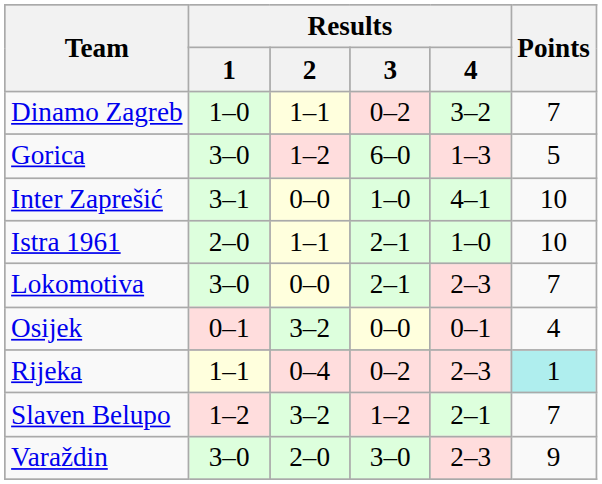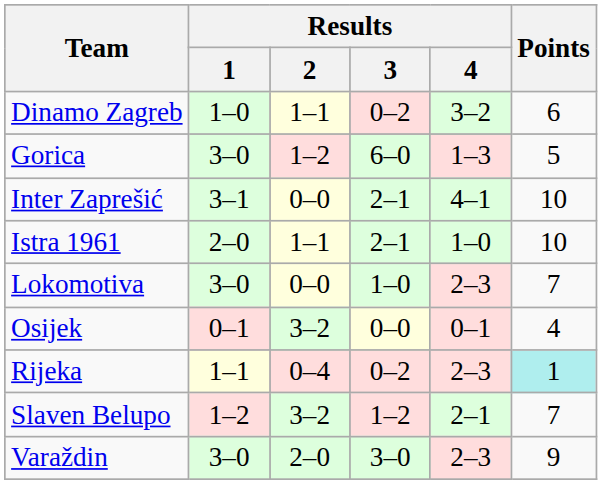(554, 112) 7 -> (554, 112) 6
(390, 198) 1–0 -> (390, 198) 2–1
(390, 284) 2–1 -> (390, 284) 1–0
